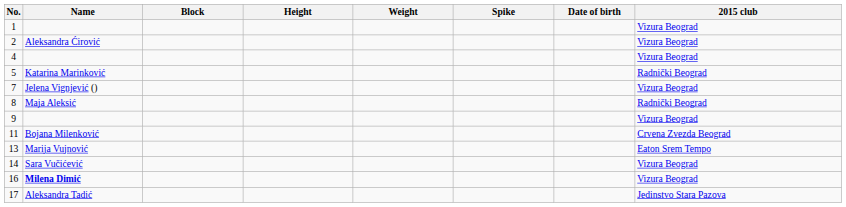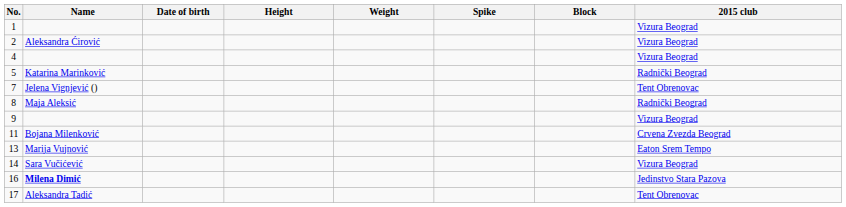columns swapped: (594, 12) <-> (193, 12)
(667, 88) Vizura Beograd -> (668, 88) Tent Obrenovac
(667, 179) Vizura Beograd -> (681, 179) Jedinstvo Stara Pazova
(681, 194) Jedinstvo Stara Pazova -> (668, 194) Tent Obrenovac
